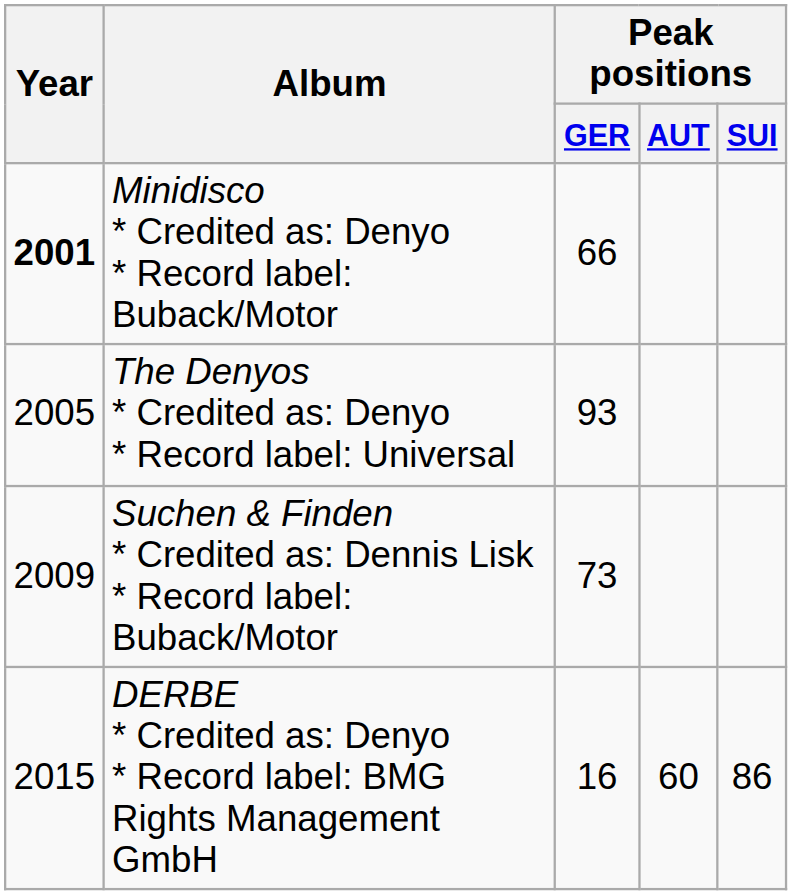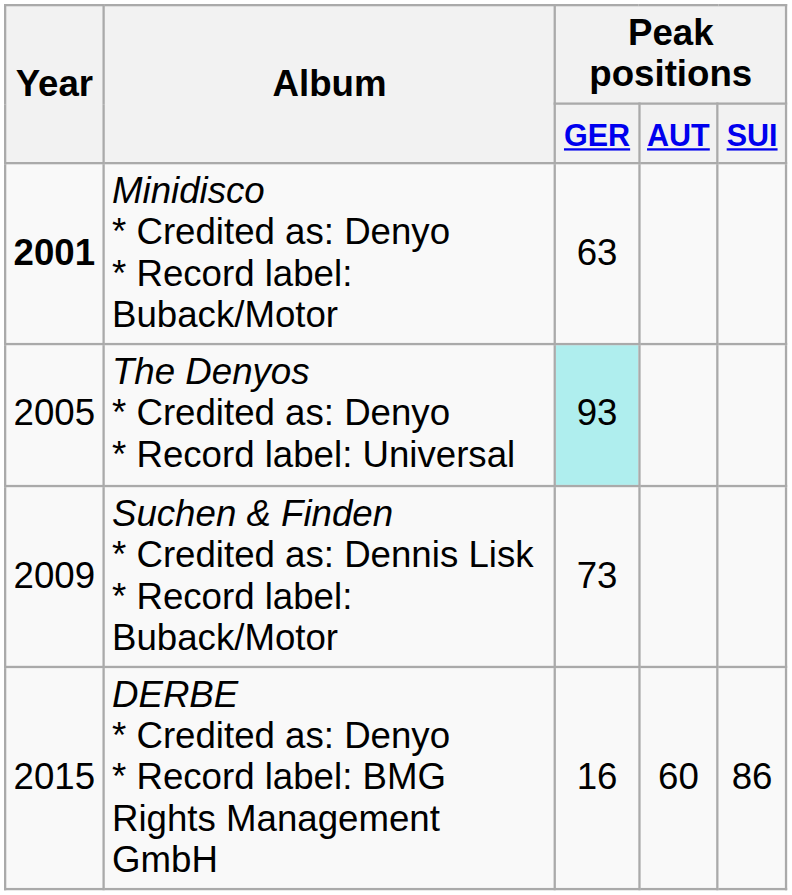(597, 252) 66 -> (597, 252) 63
(597, 413) no background -> (597, 413) paleturquoise background
